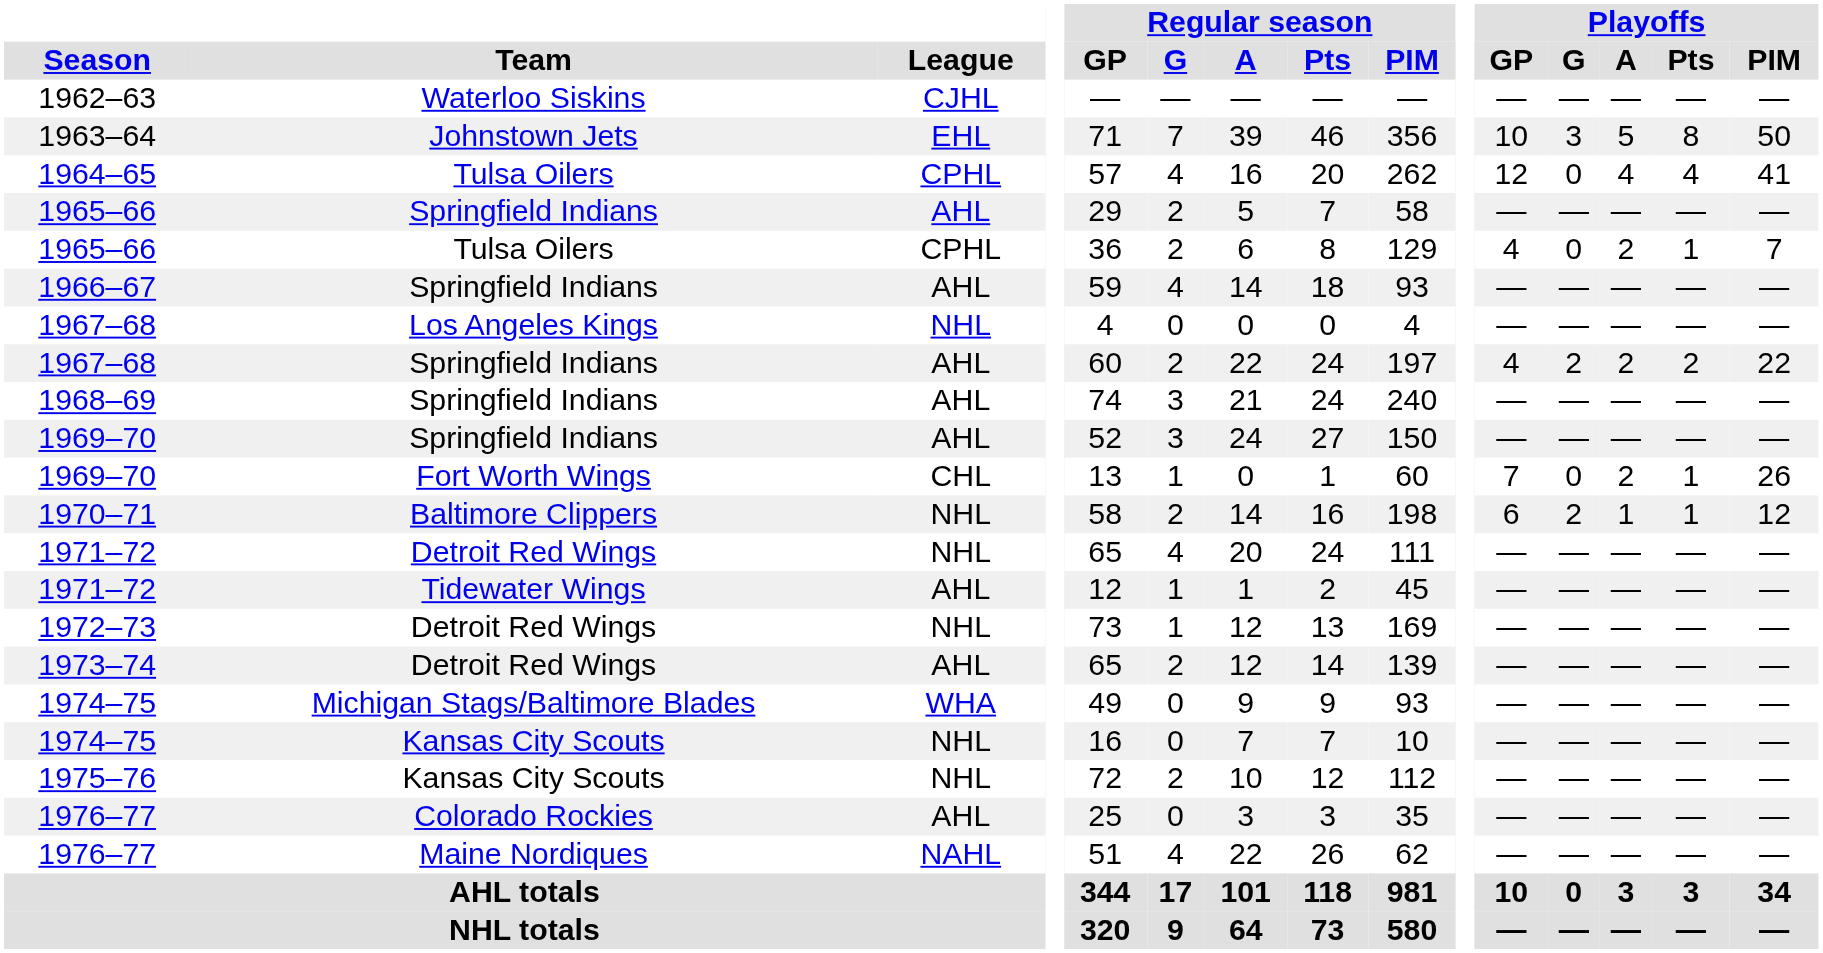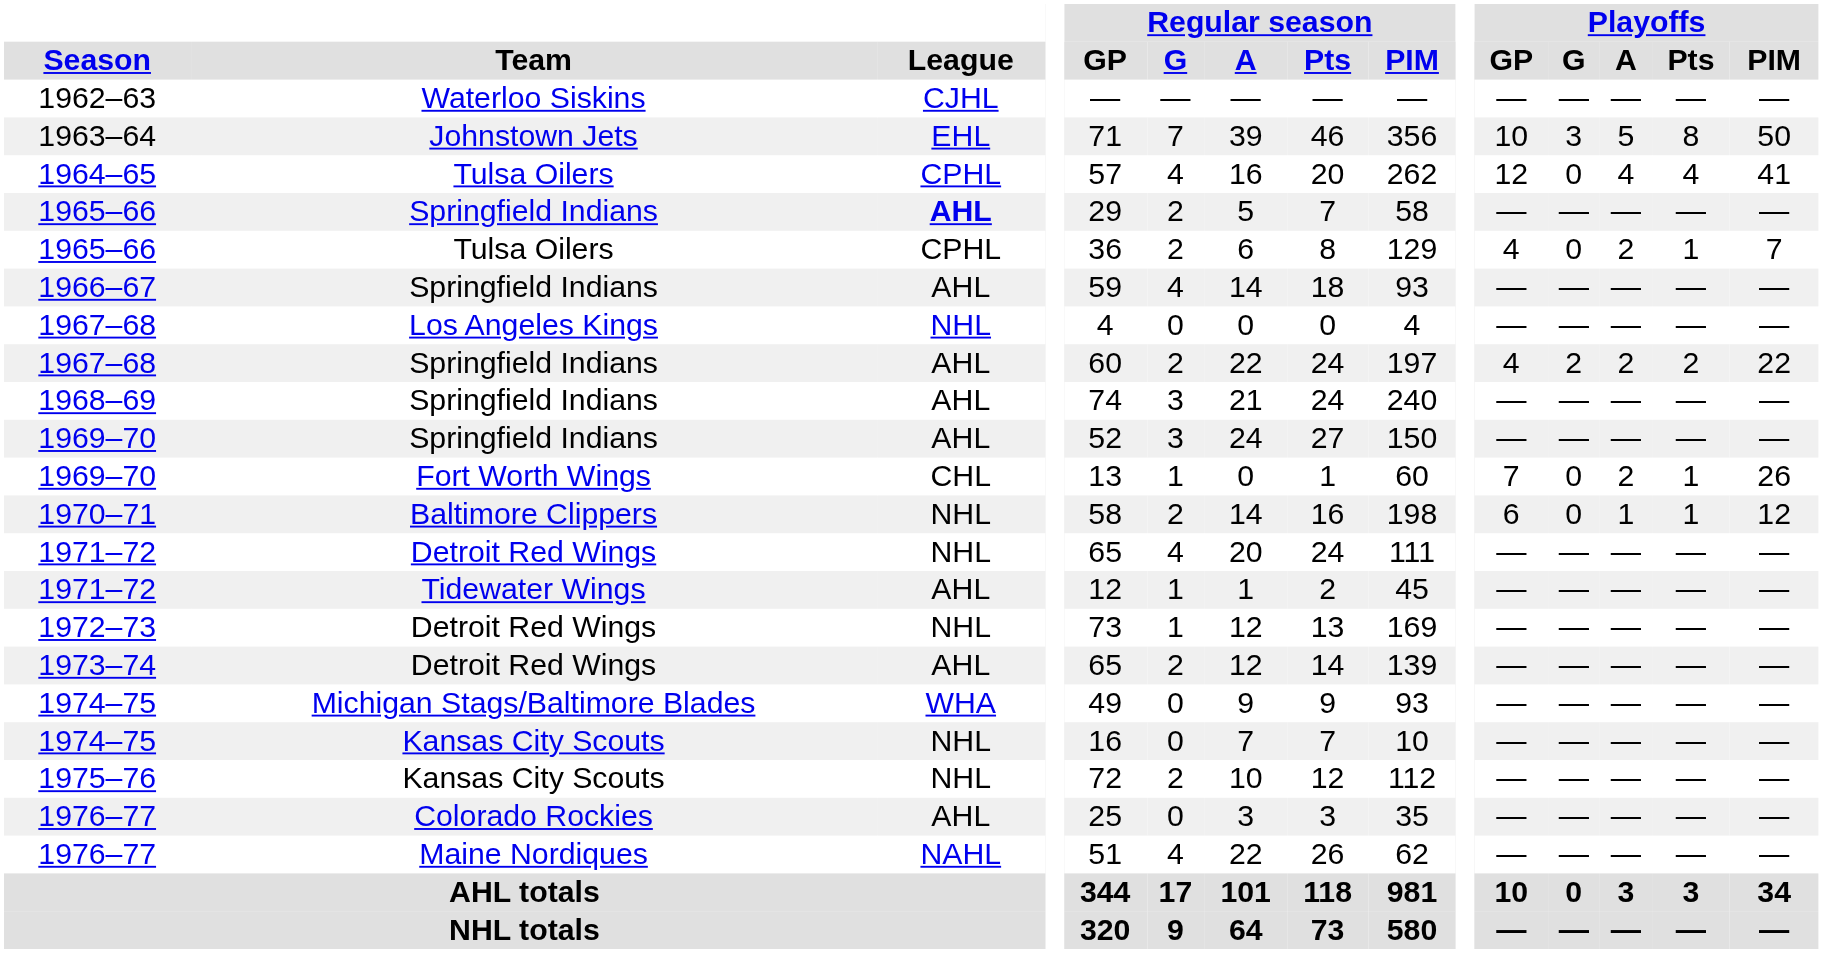(961, 211) normal -> (961, 211) bold
(1574, 513) 2 -> (1574, 513) 0
